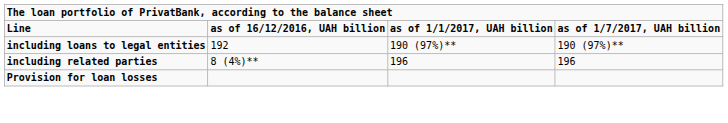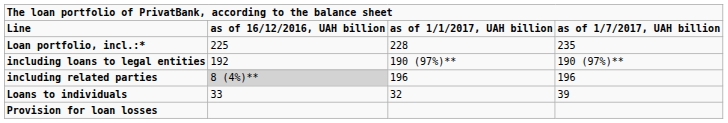+ row: (76, 45)
(235, 61) no background -> (235, 78) lightgrey background
+ row: (67, 94)
